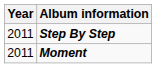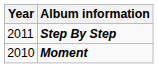(20, 53) 2011 -> (21, 53) 2010
